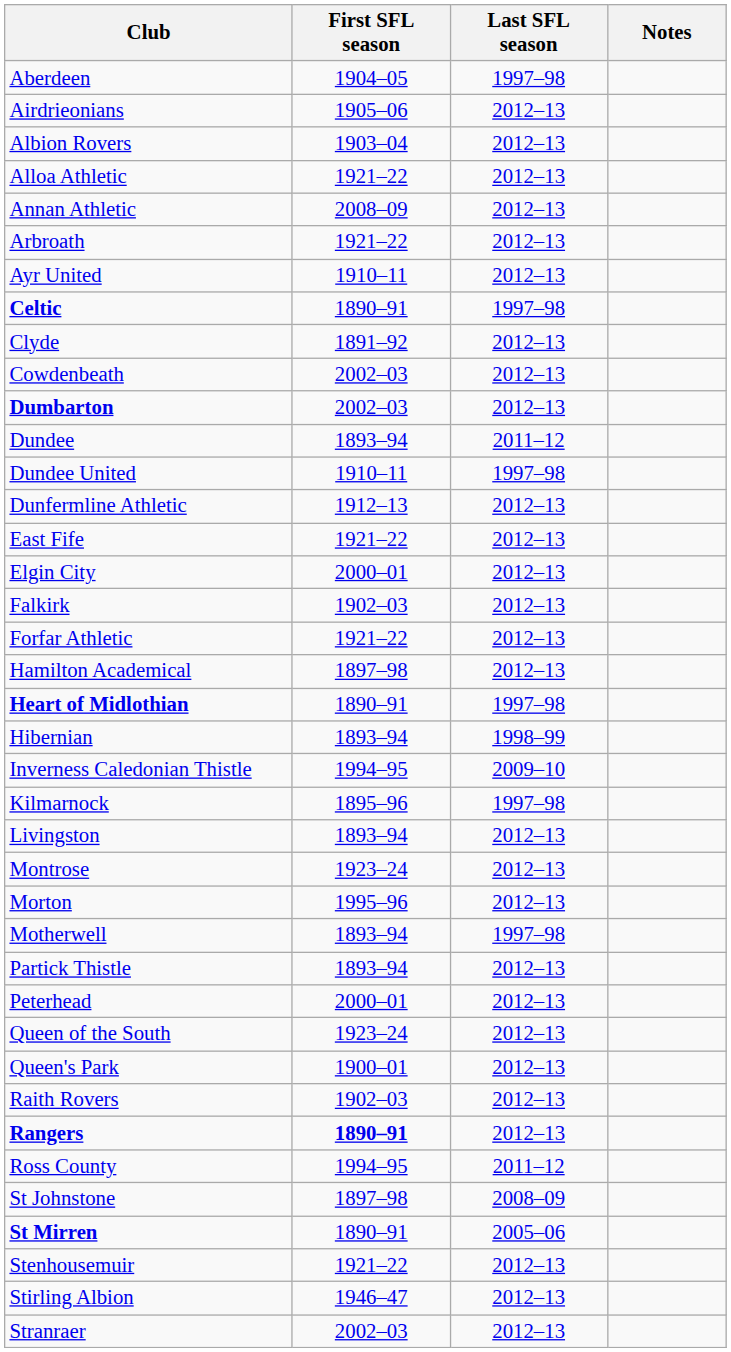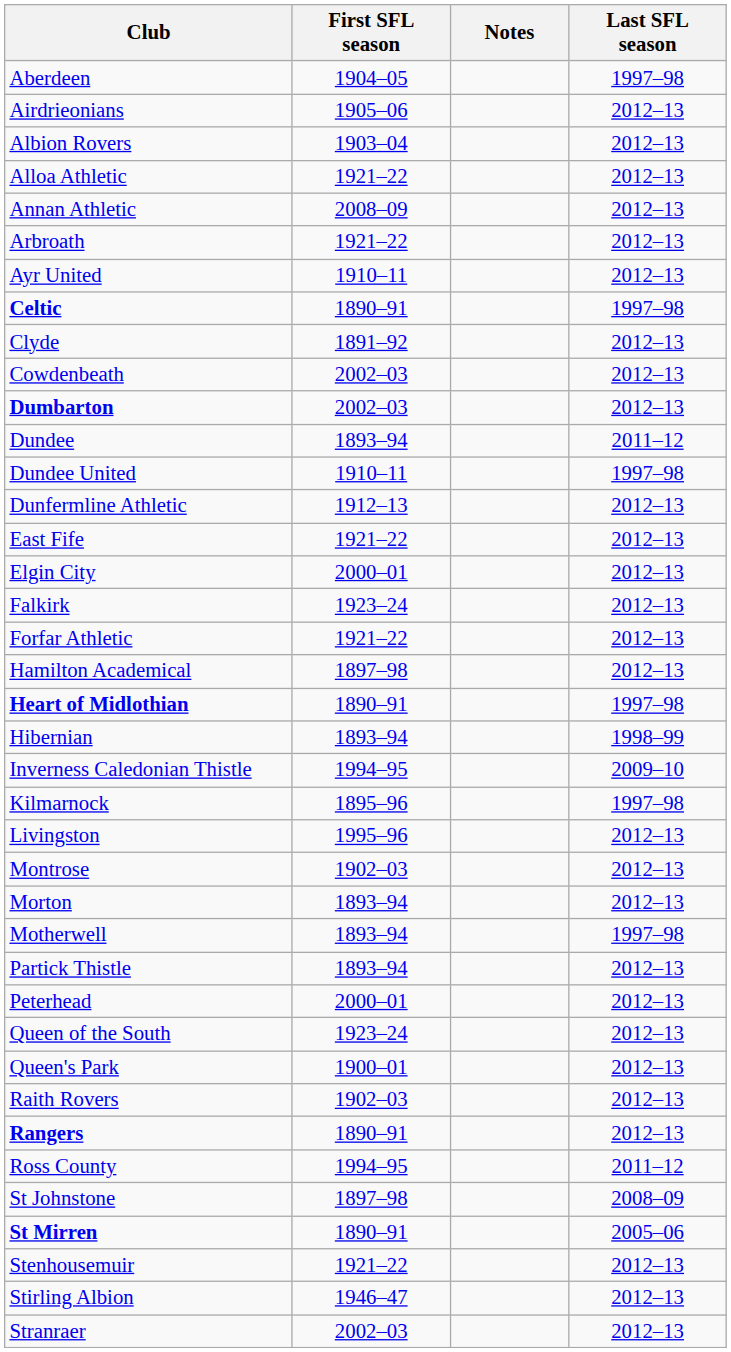columns swapped: (529, 32) <-> (667, 32)
(371, 605) 1902–03 -> (371, 605) 1923–24
(371, 836) 1893–94 -> (371, 836) 1995–96
(371, 869) 1923–24 -> (371, 869) 1902–03
(371, 902) 1995–96 -> (371, 902) 1893–94
(371, 1132) bold -> (371, 1132) normal
